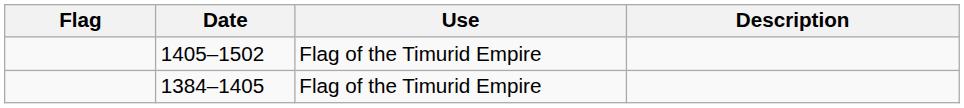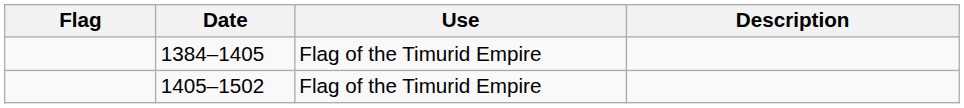rows swapped: (212, 86) <-> (212, 53)
